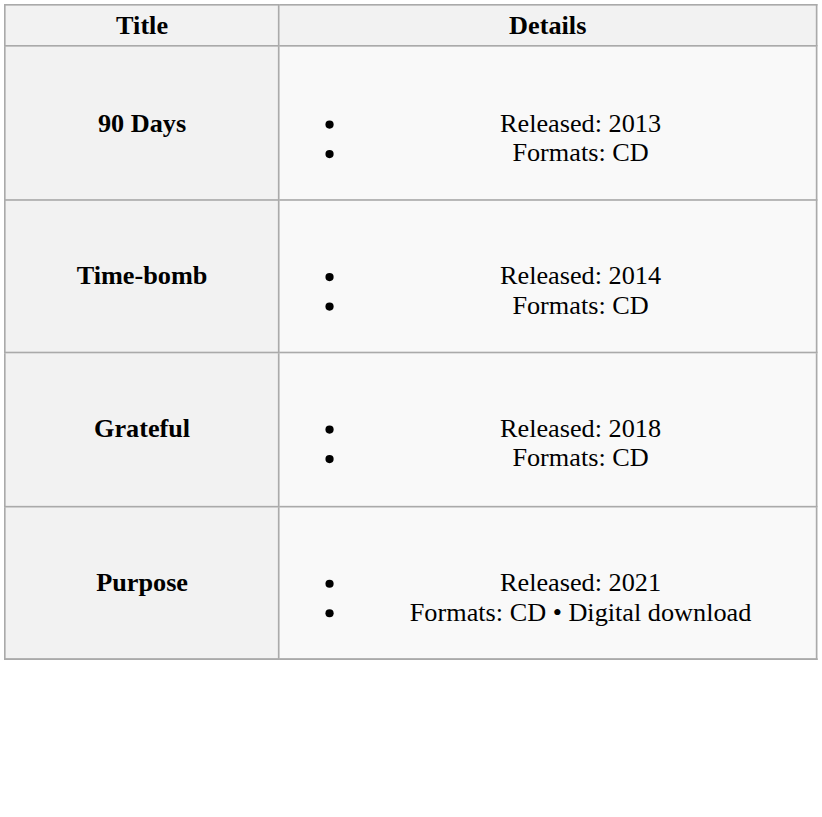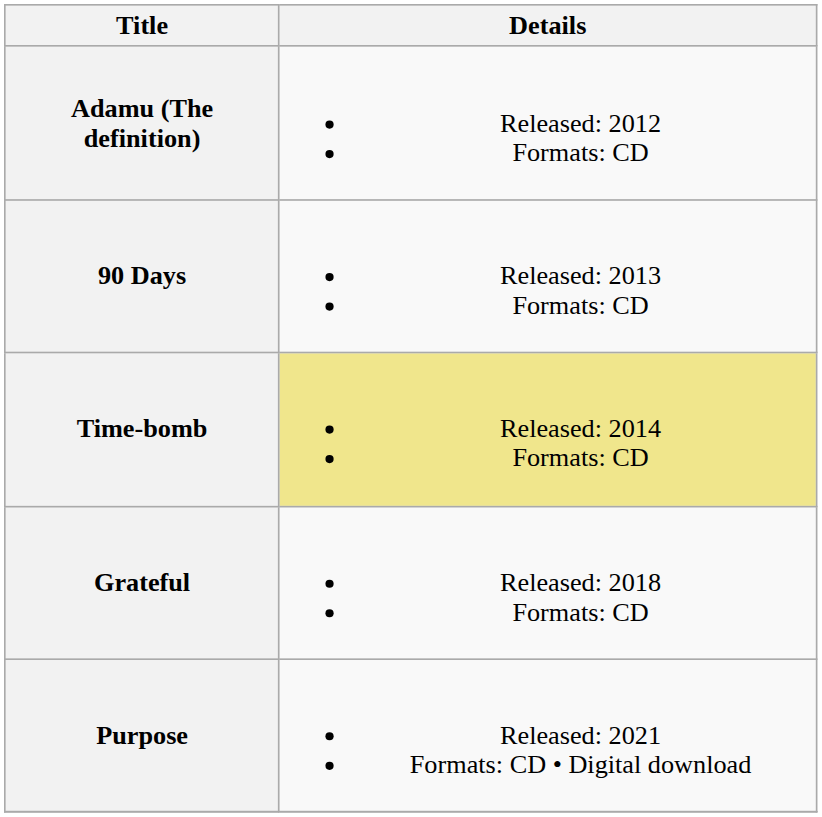+ row: (142, 122)
(548, 291) no background -> (548, 444) khaki background
